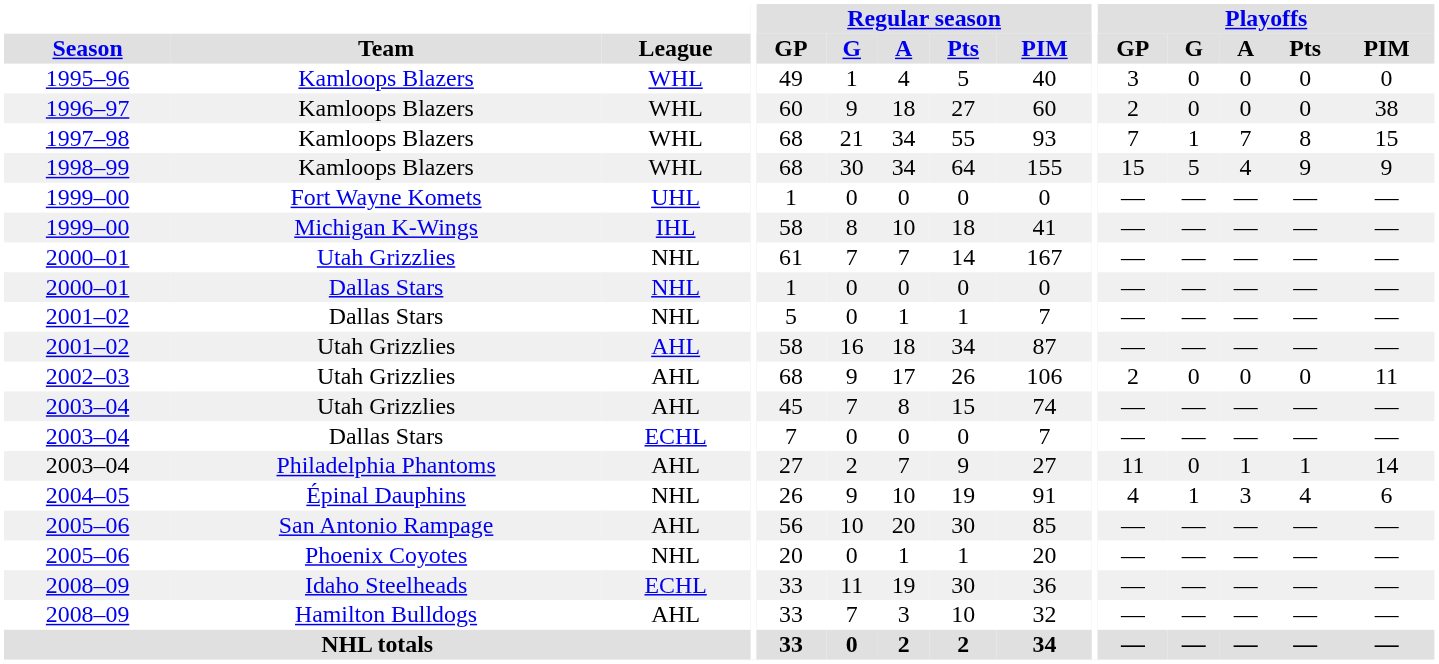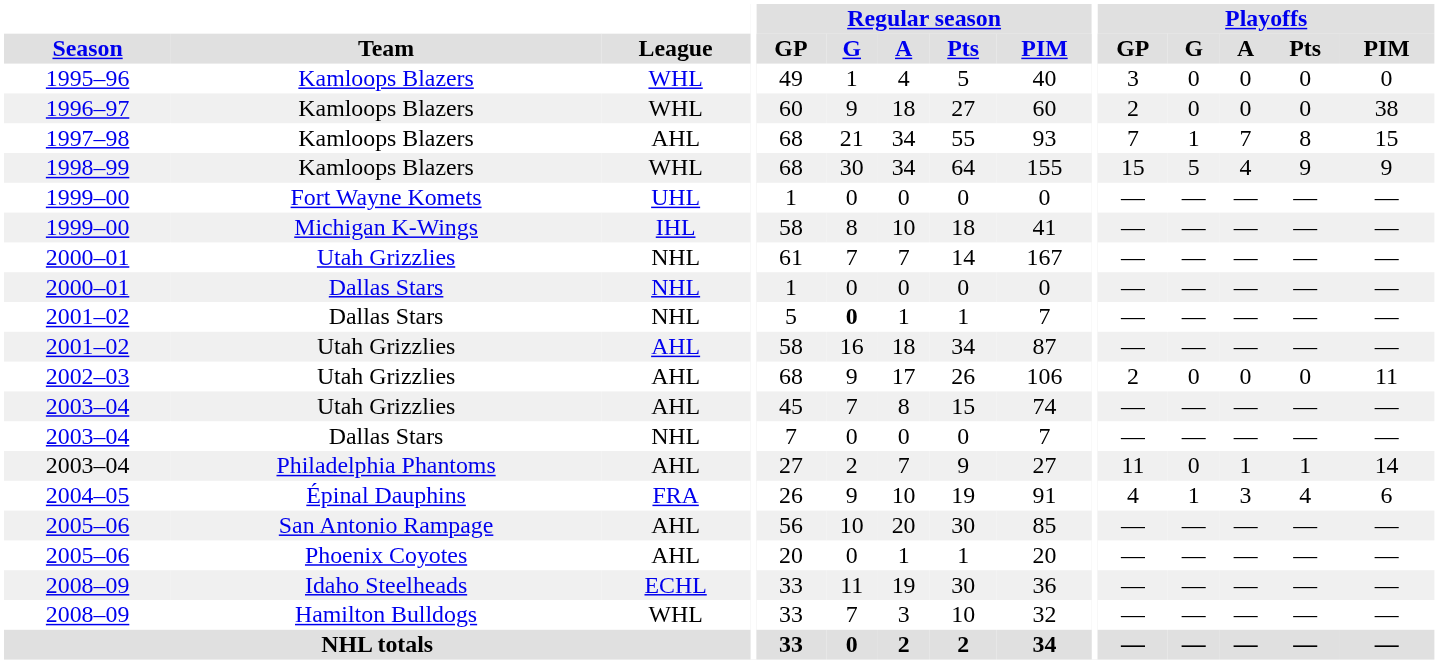(676, 137) WHL -> (676, 137) AHL
(852, 316) normal -> (852, 316) bold
(676, 435) ECHL -> (676, 435) NHL
(676, 495) NHL -> (676, 495) FRA
(676, 555) NHL -> (676, 555) AHL
(676, 614) AHL -> (676, 614) WHL
